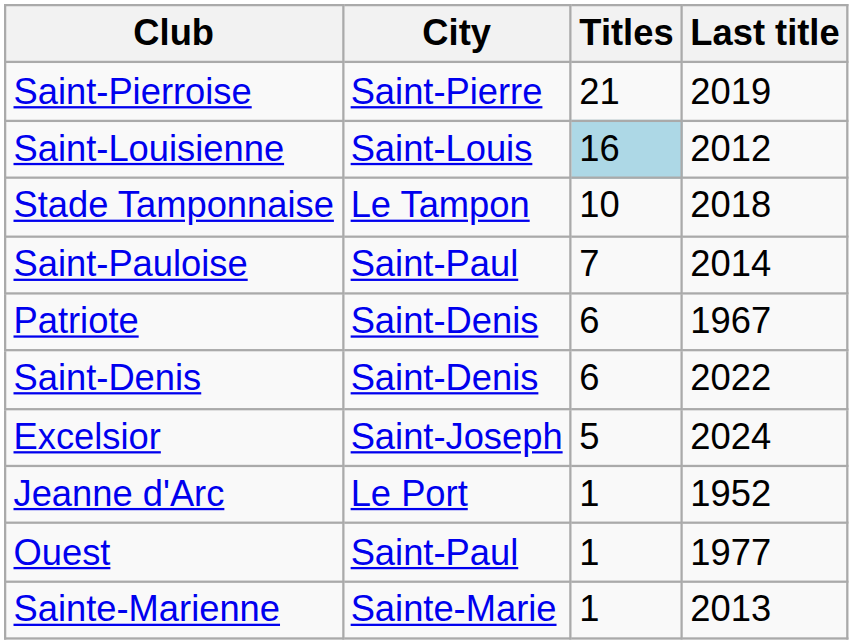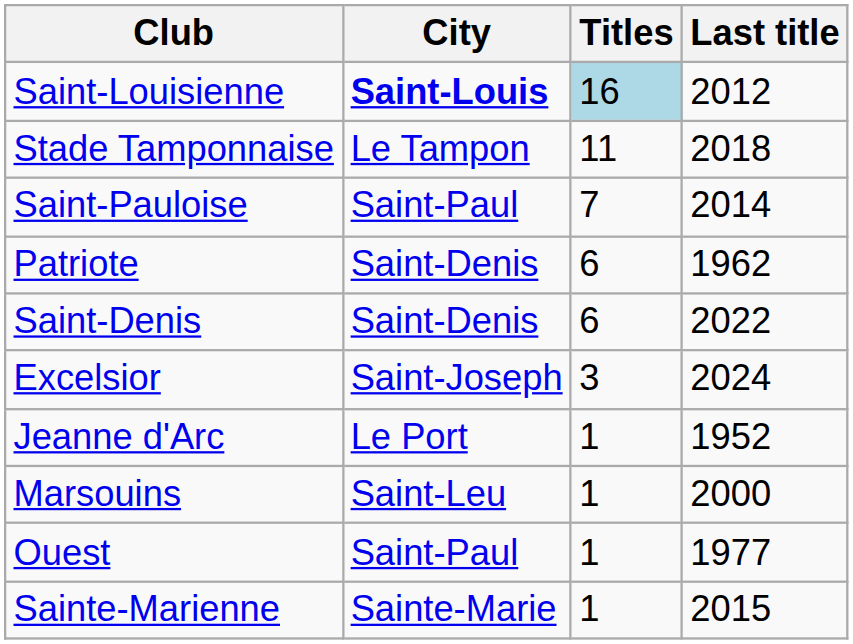- row: (133, 90)
(441, 148) normal -> (450, 90) bold
(600, 206) 10 -> (598, 148) 11
(731, 321) 1967 -> (731, 263) 1962
(589, 436) 5 -> (589, 378) 3
+ row: (97, 494)
(731, 609) 2013 -> (731, 609) 2015
